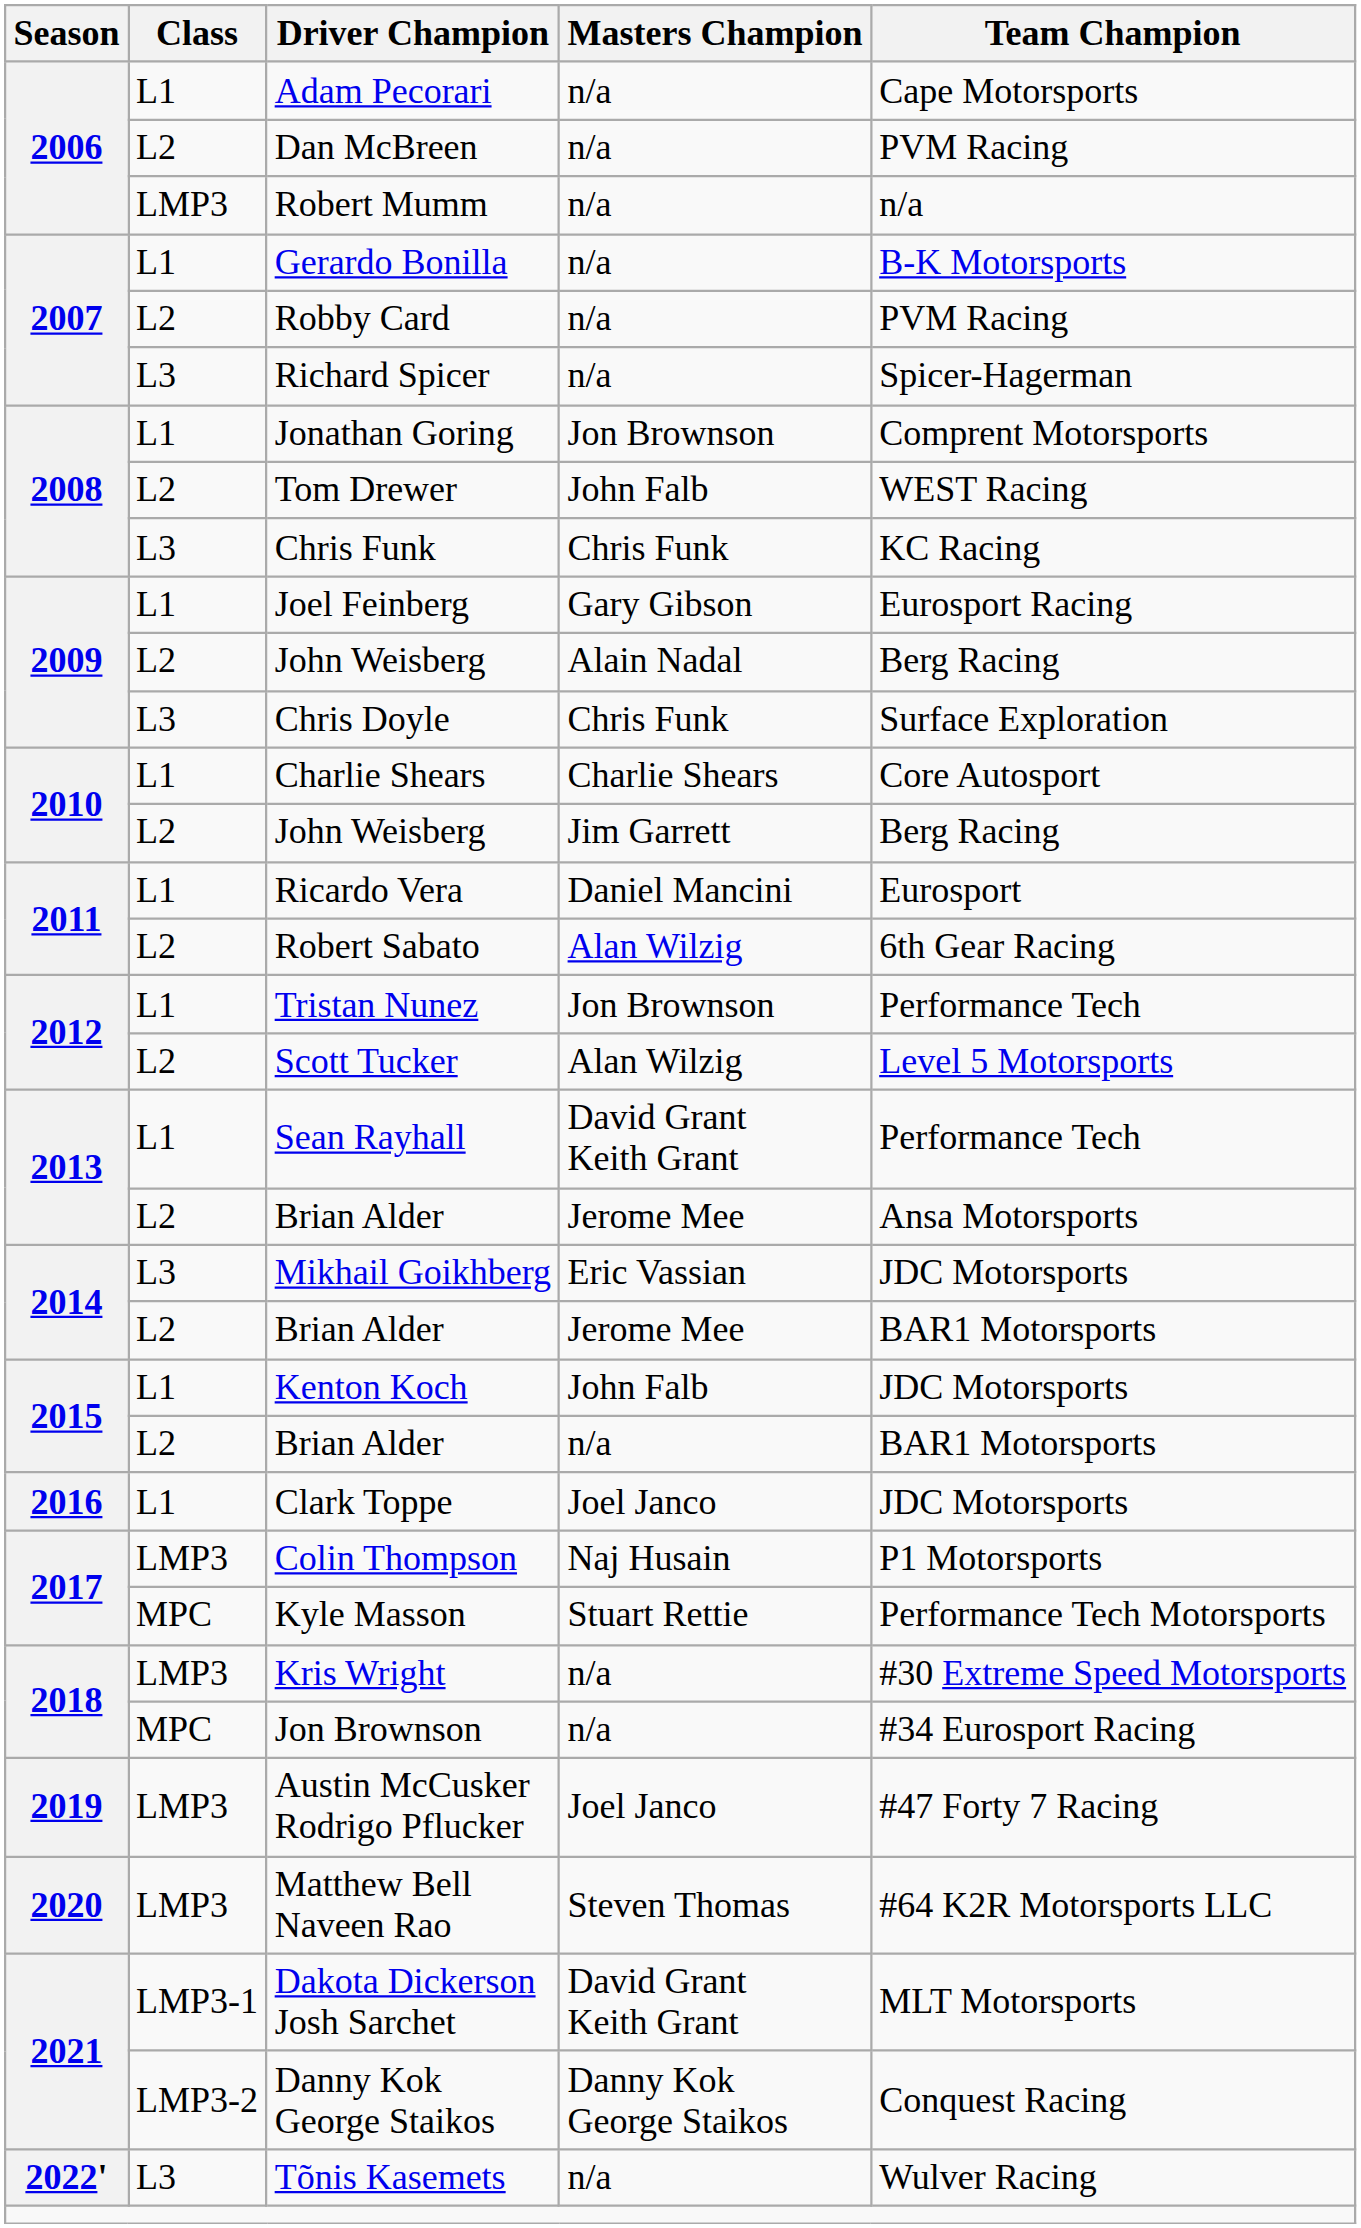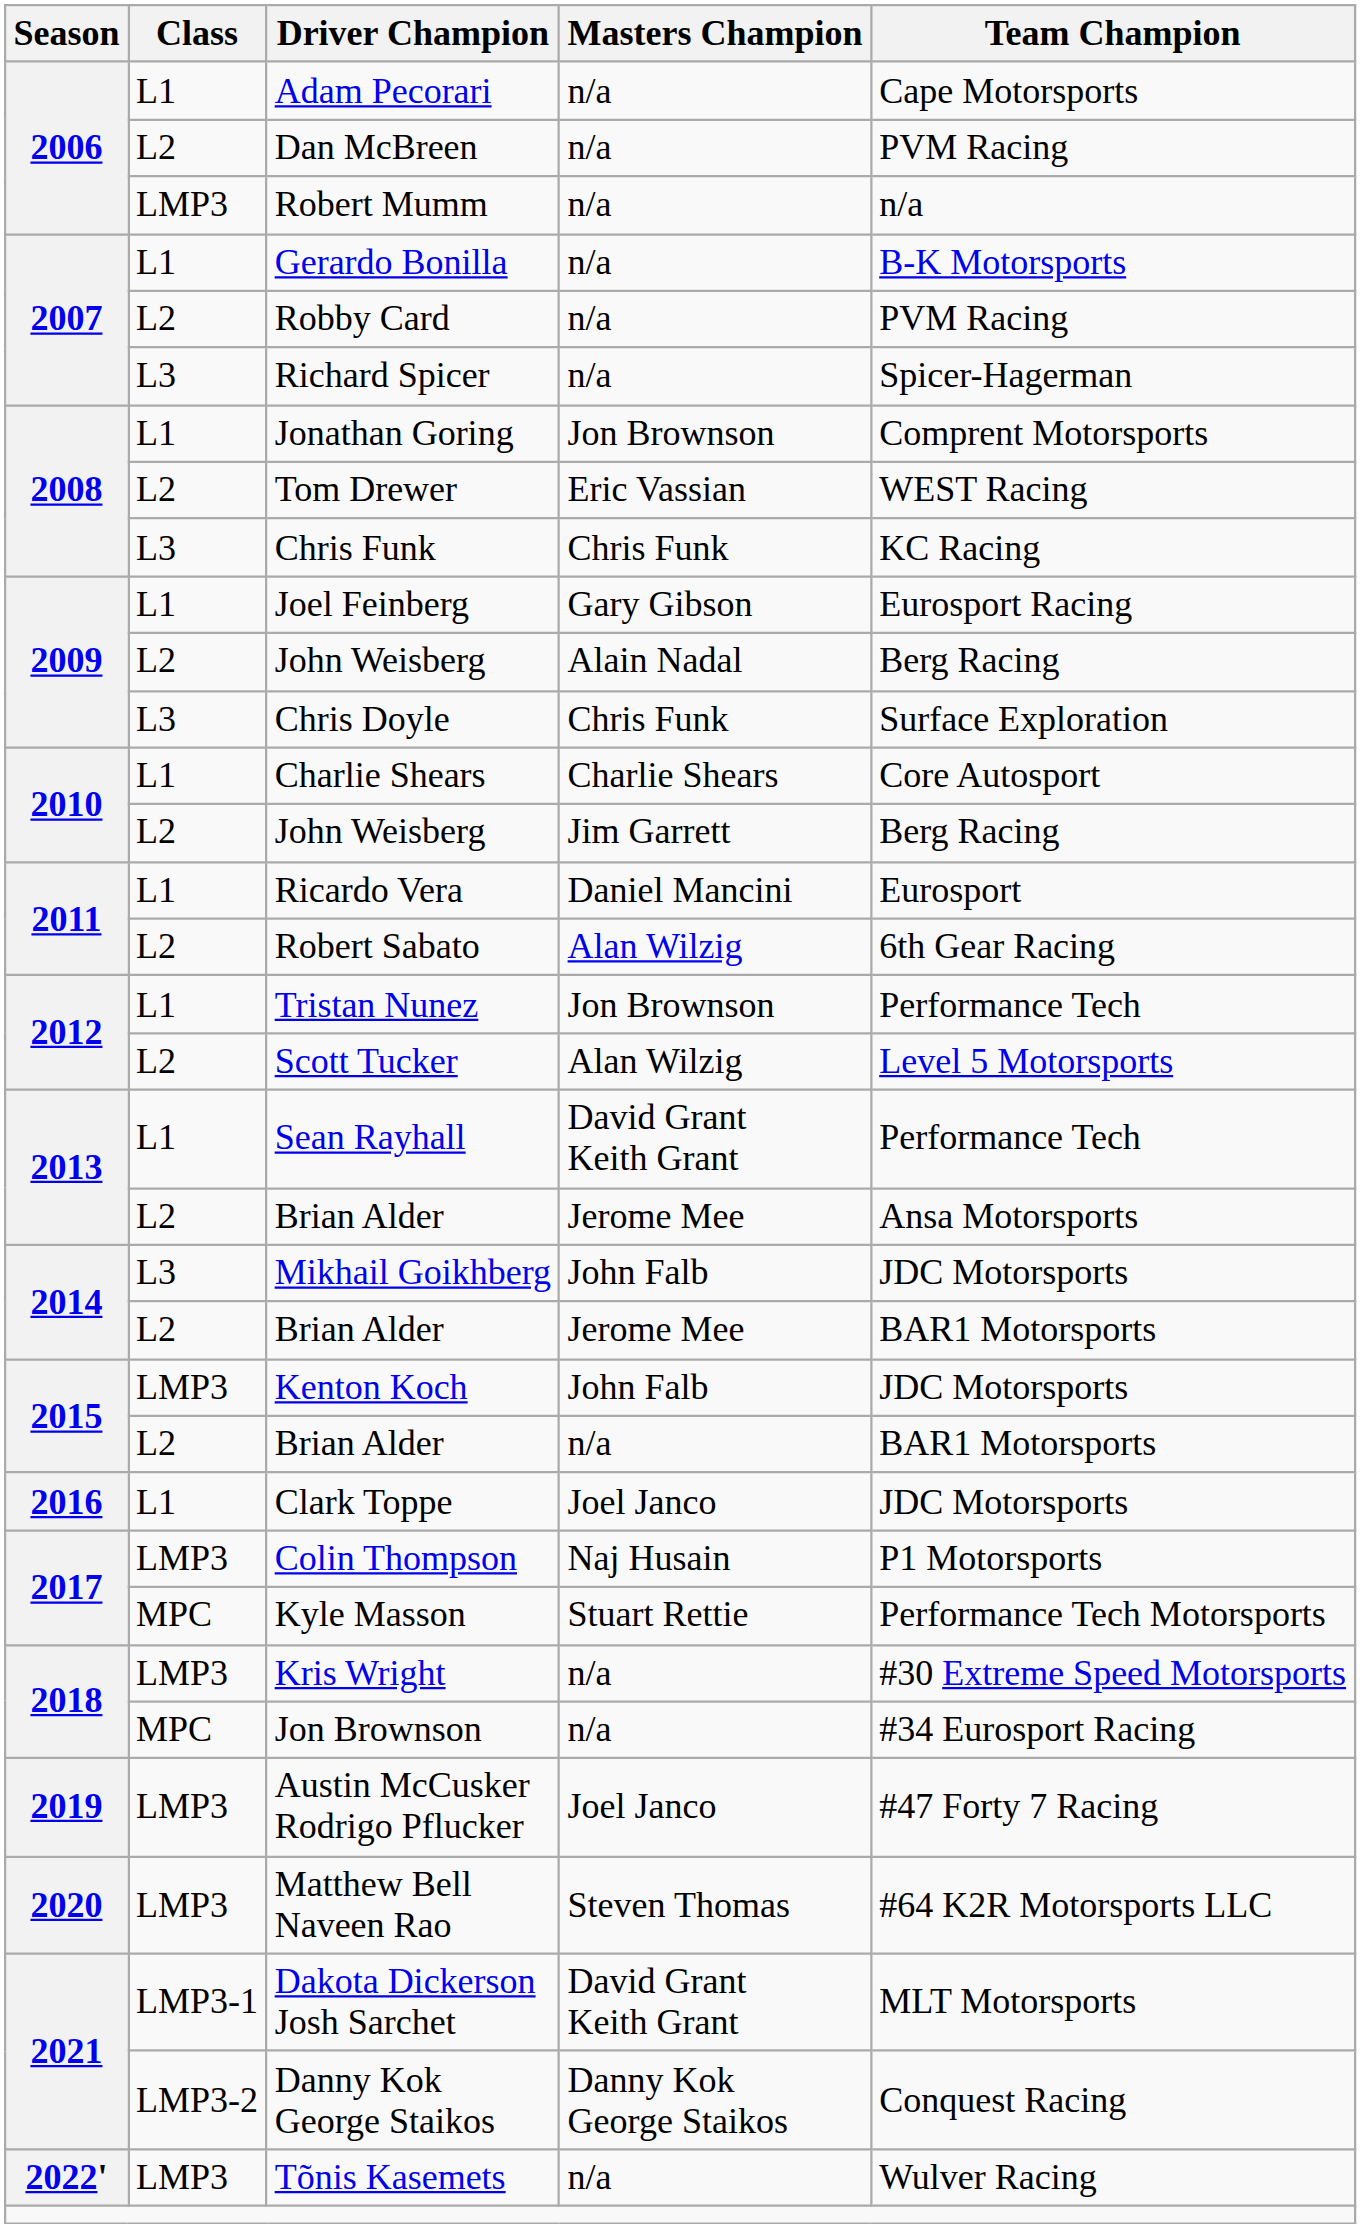(638, 489) John Falb -> (657, 489) Eric Vassian
(657, 1272) Eric Vassian -> (638, 1272) John Falb
(156, 1386) L1 -> (182, 1386) LMP3
(156, 2176) L3 -> (182, 2176) LMP3
